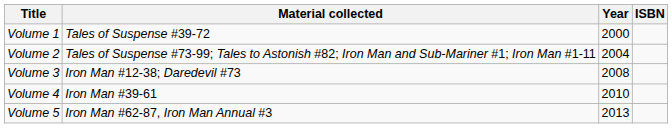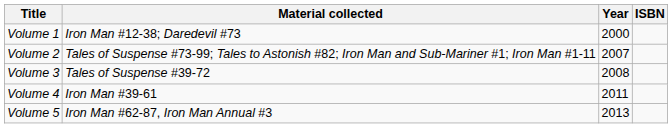(138, 34) Tales of Suspense #39-72 -> (153, 34) Iron Man #12-38; Daredevil #73
(615, 53) 2004 -> (615, 53) 2007
(153, 73) Iron Man #12-38; Daredevil #73 -> (138, 73) Tales of Suspense #39-72
(615, 93) 2010 -> (615, 93) 2011
